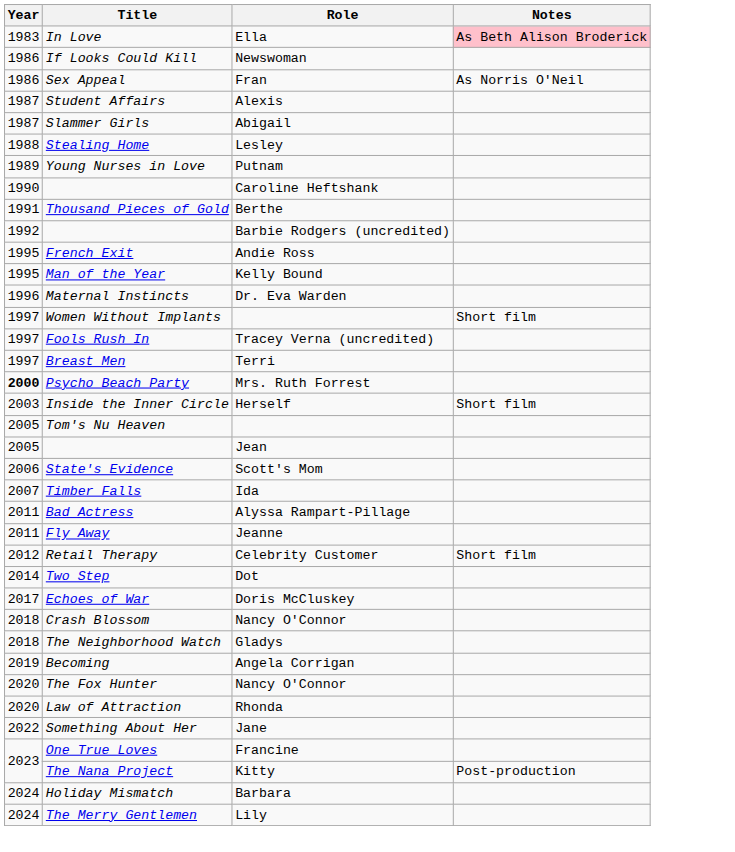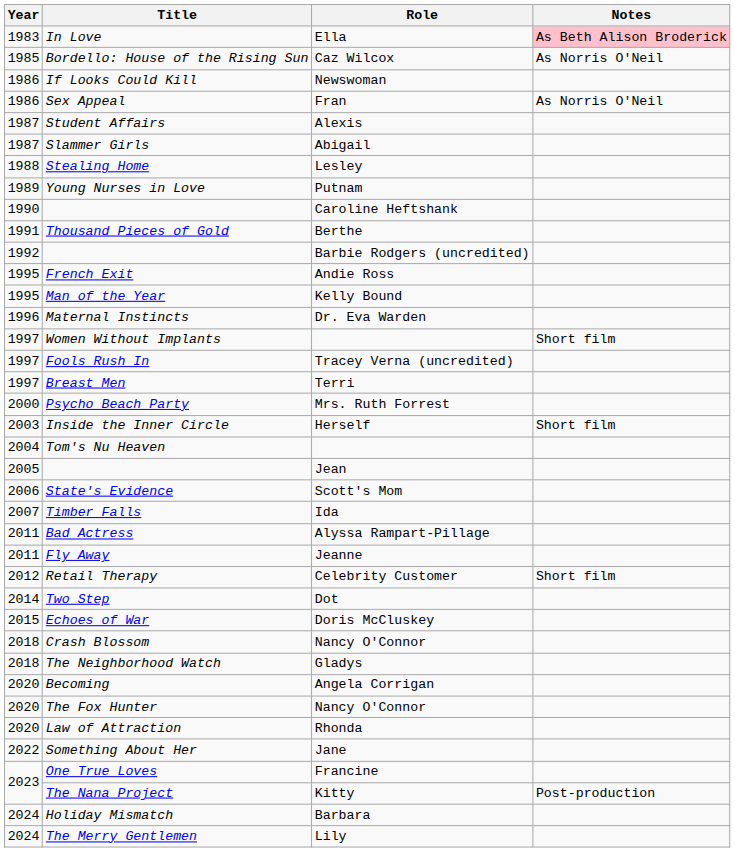+ row: (177, 59)
(24, 383) bold -> (24, 404) normal
(24, 426) 2005 -> (24, 448) 2004
(24, 599) 2017 -> (24, 620) 2015
(24, 664) 2019 -> (24, 685) 2020
